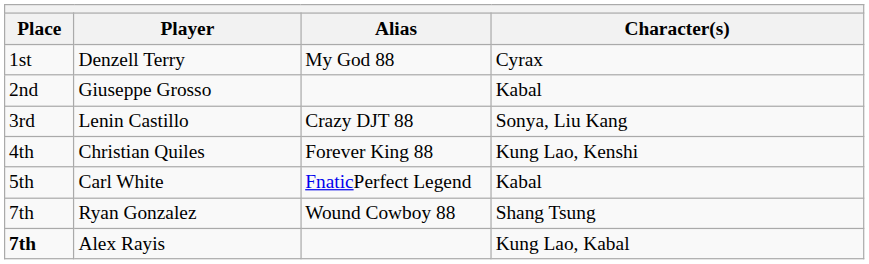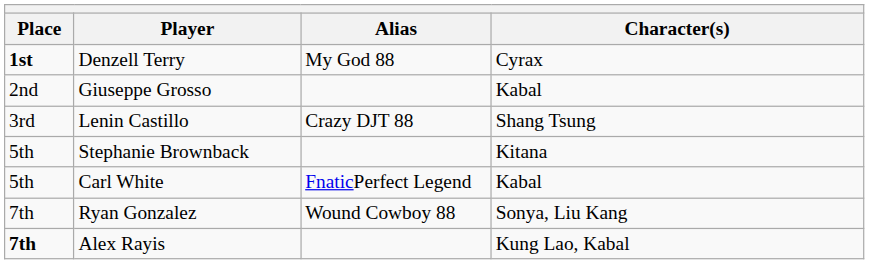(20, 59) normal -> (21, 59) bold
(562, 120) Sonya, Liu Kang -> (546, 120) Shang Tsung
- row: (142, 151)
+ row: (164, 151)
(546, 212) Shang Tsung -> (562, 212) Sonya, Liu Kang
